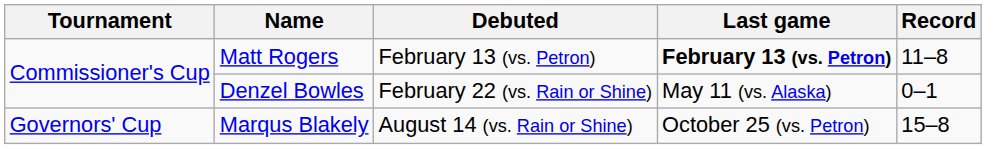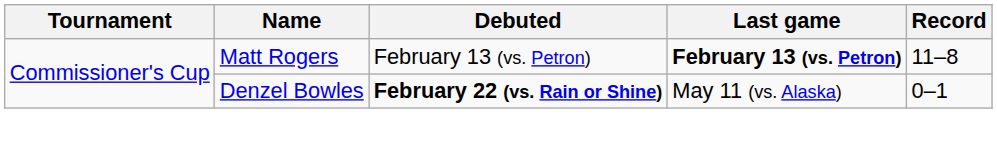(515, 90) normal -> (518, 90) bold
- row: (294, 125)
